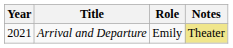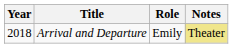(19, 33) 2021 -> (19, 33) 2018
